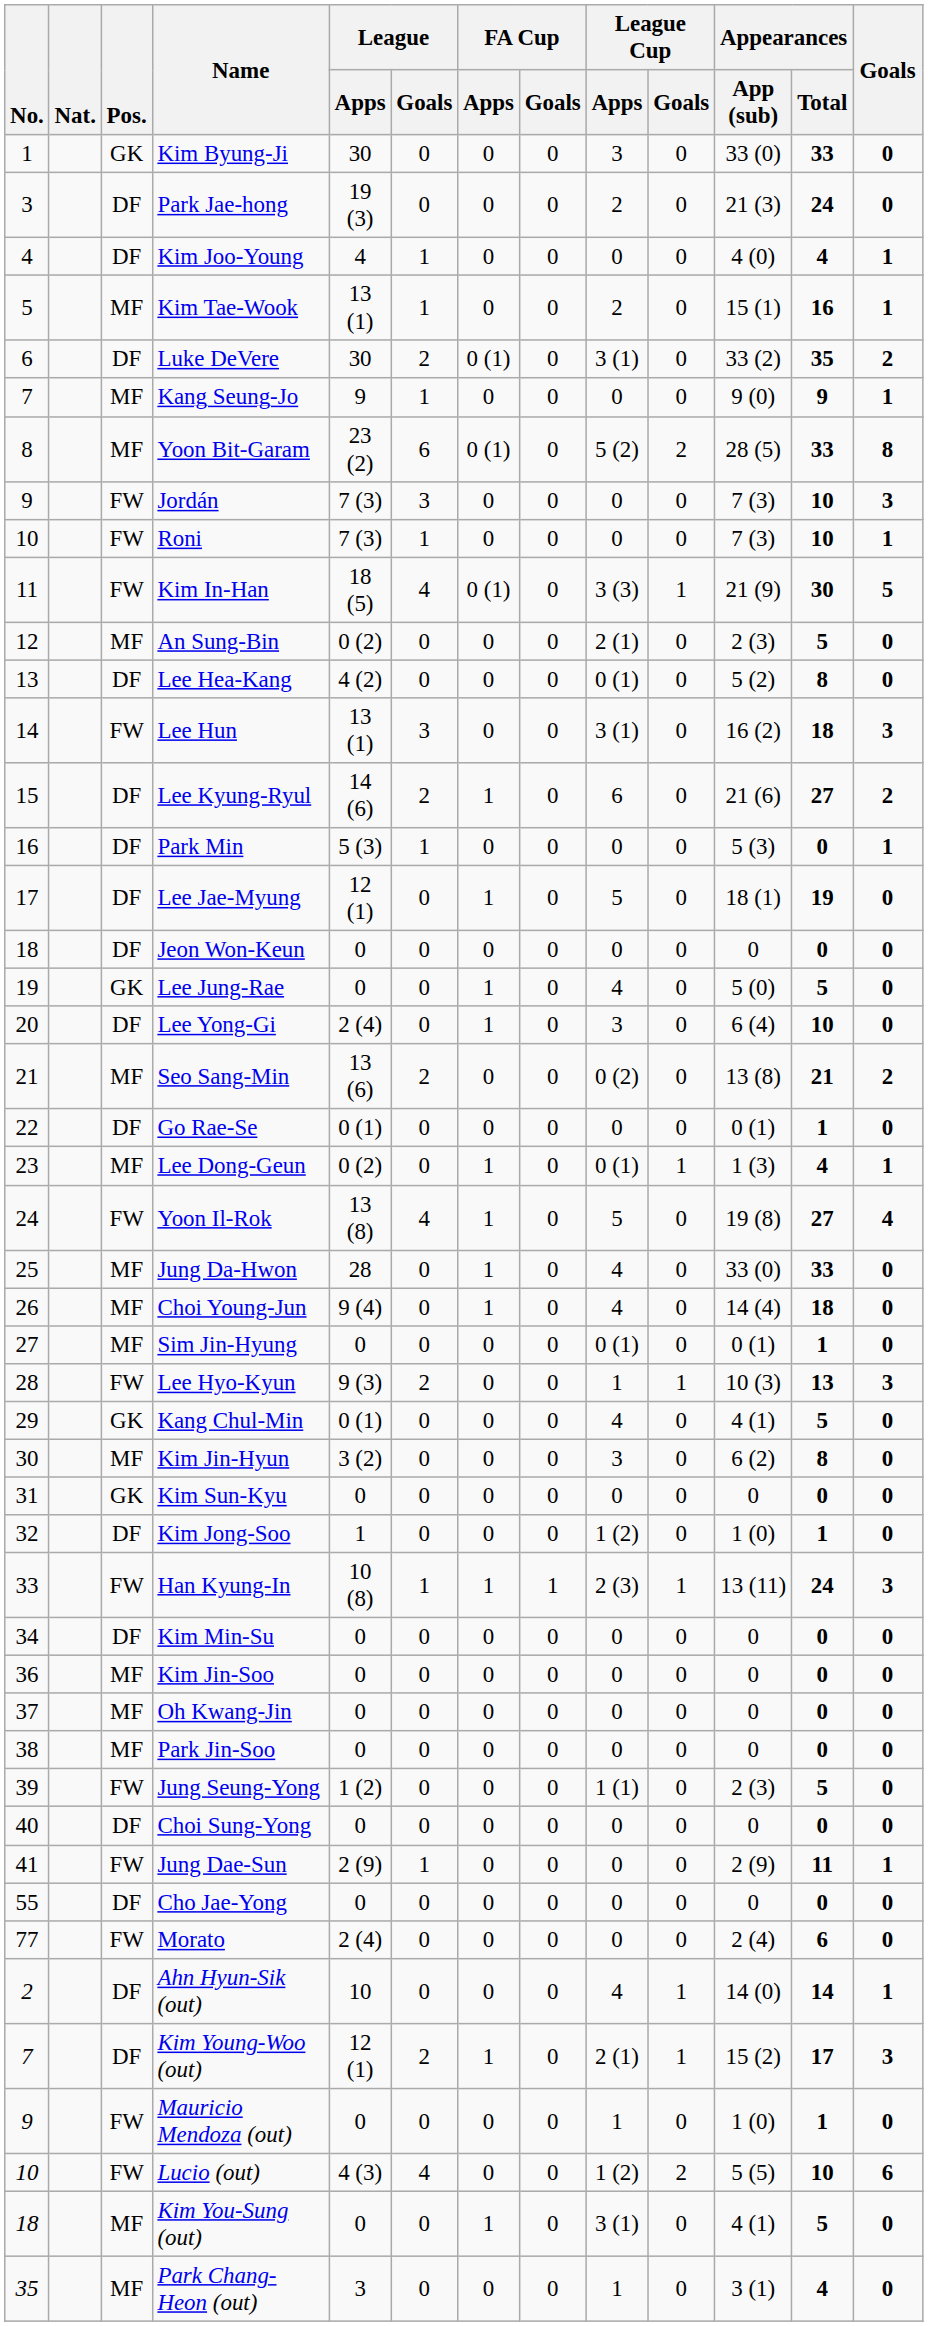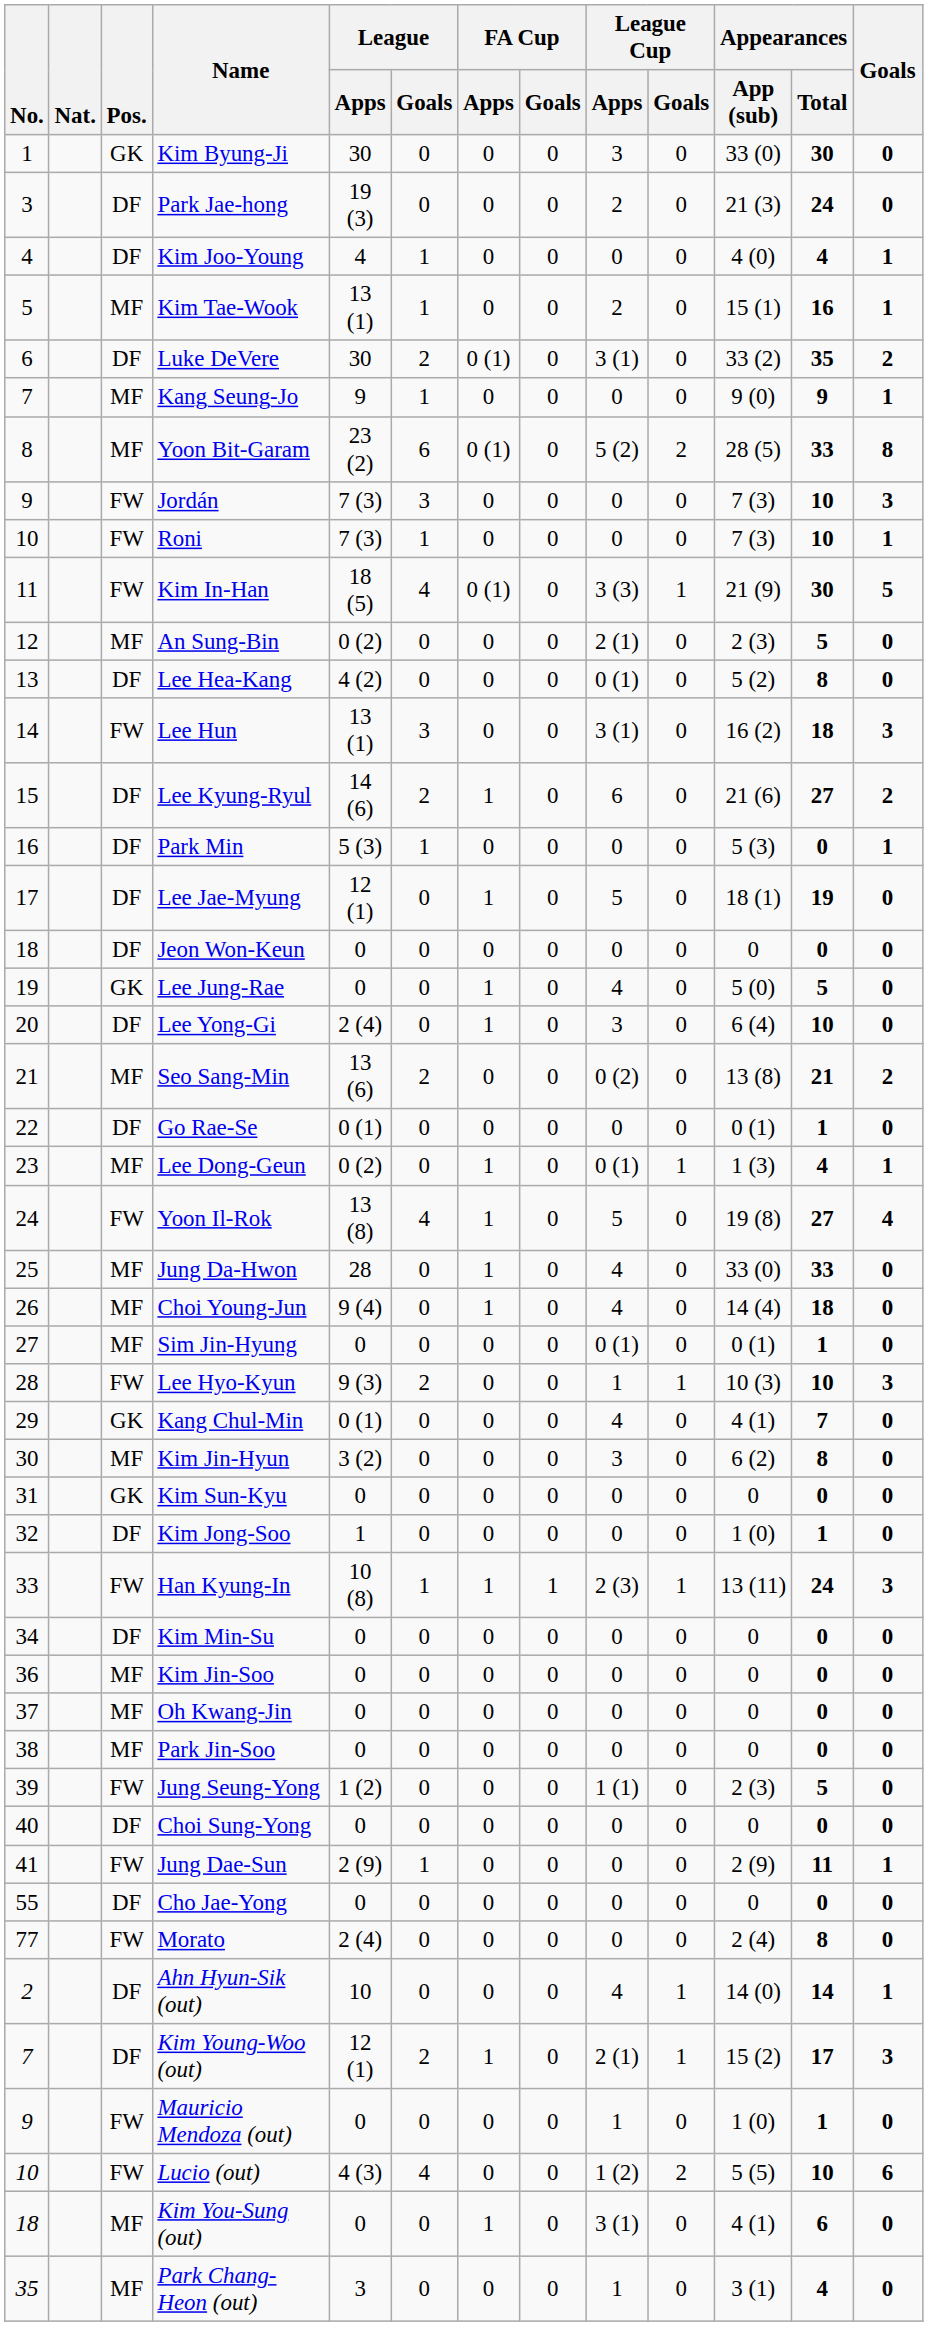(822, 153) 33 -> (822, 153) 30
(822, 1382) 13 -> (822, 1382) 10
(822, 1420) 5 -> (822, 1420) 7
(617, 1533) 1 (2) -> (617, 1533) 0
(822, 1939) 6 -> (822, 1939) 8
(822, 2223) 5 -> (822, 2223) 6
